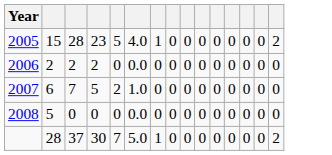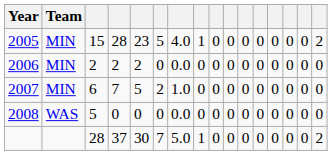+ column: (64, 16)
